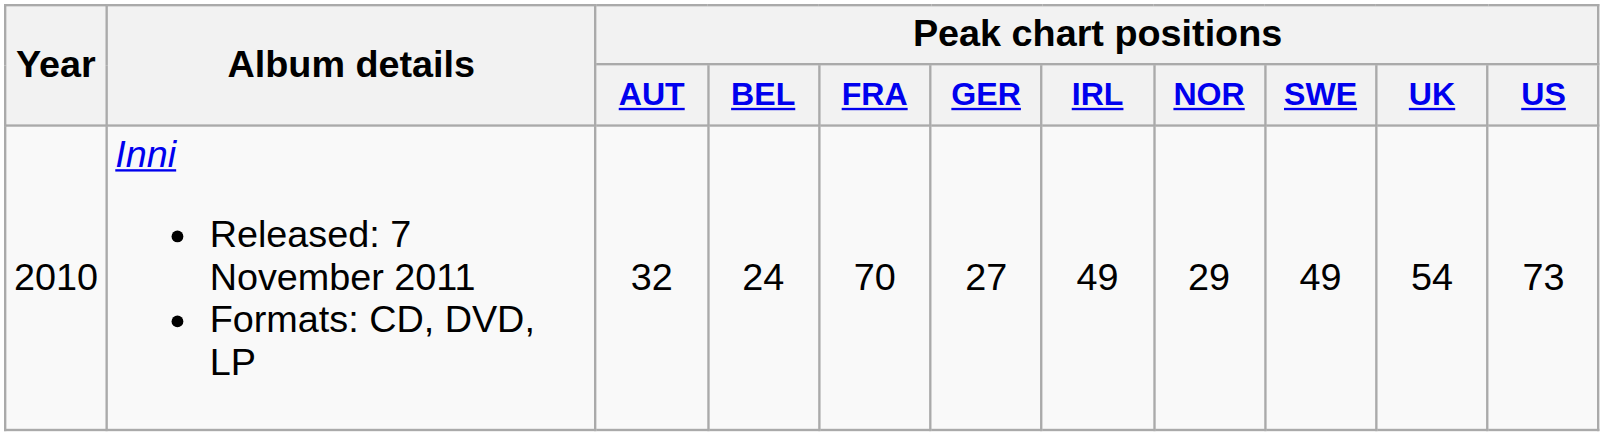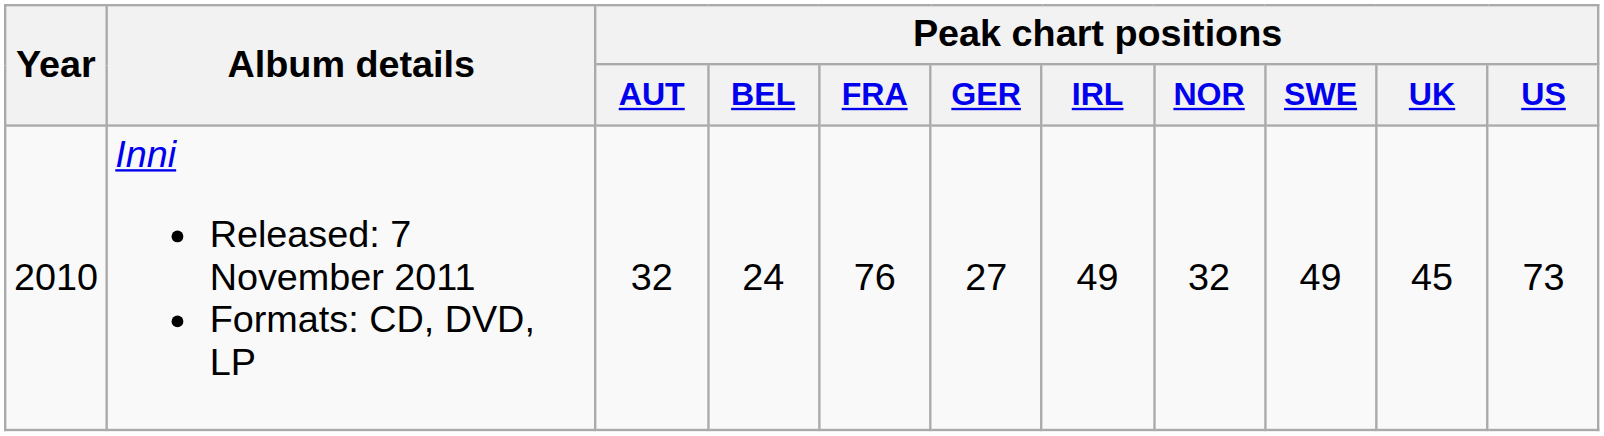(875, 277) 70 -> (875, 277) 76
(1209, 277) 29 -> (1209, 277) 32
(1432, 277) 54 -> (1432, 277) 45
